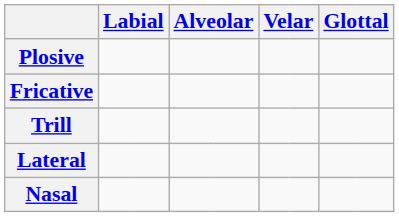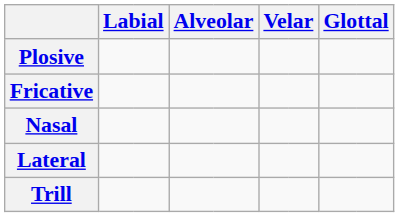rows swapped: (51, 194) <-> (51, 125)
